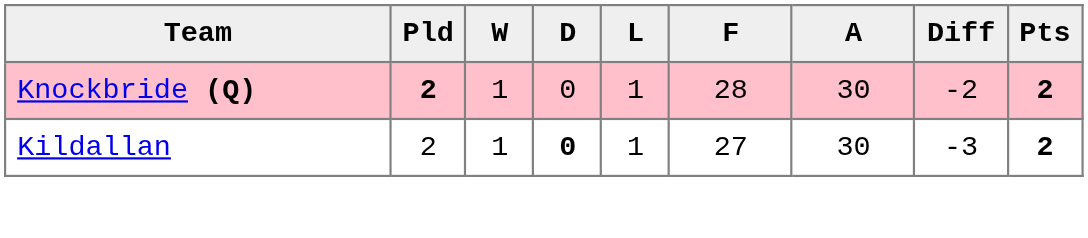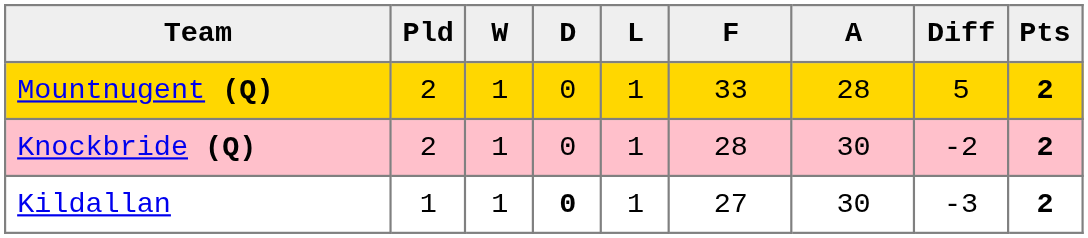+ row: (145, 91)
(428, 91) bold -> (428, 147) normal
(428, 147) 2 -> (428, 204) 1
